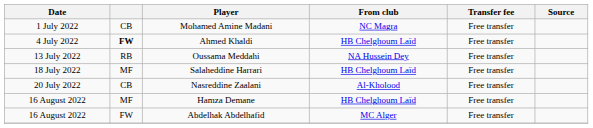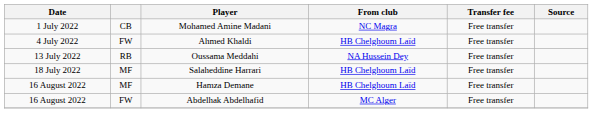(126, 41) bold -> (126, 41) normal
- row: (226, 85)
